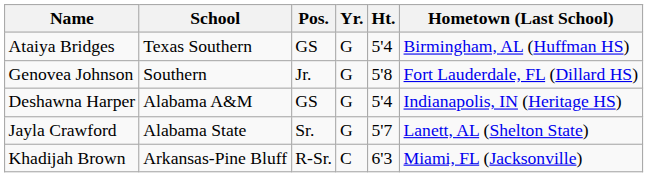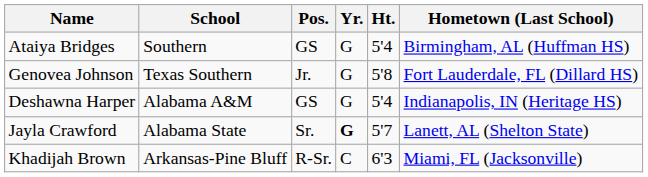(198, 46) Texas Southern -> (175, 46) Southern
(175, 74) Southern -> (198, 74) Texas Southern
(346, 130) normal -> (347, 130) bold
